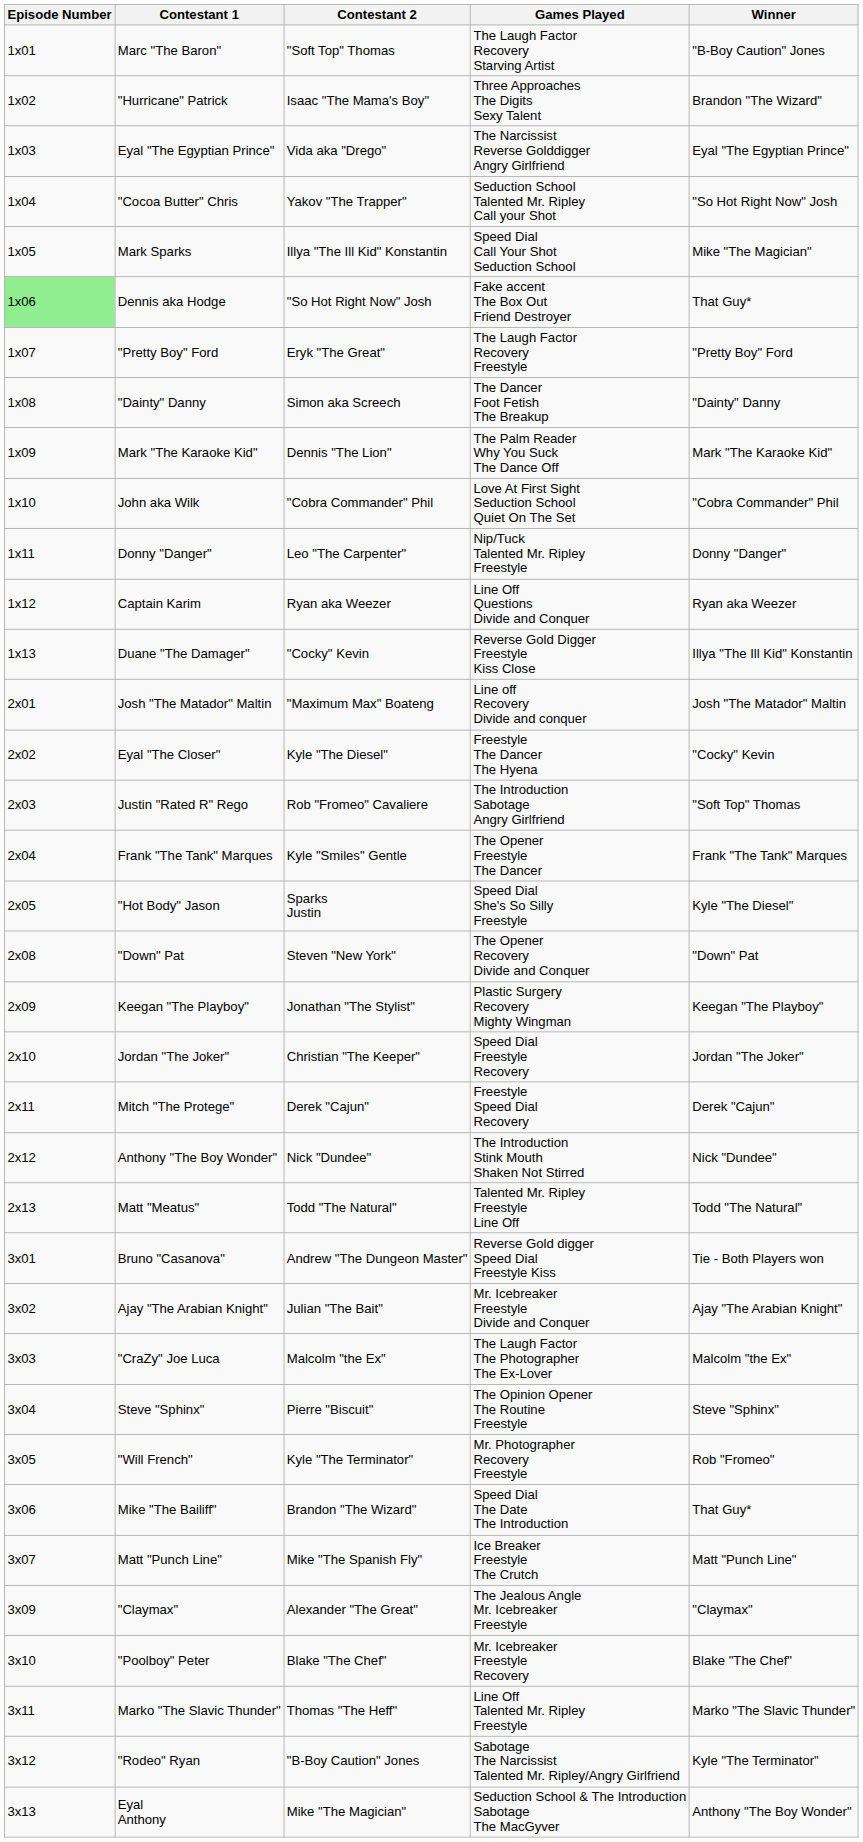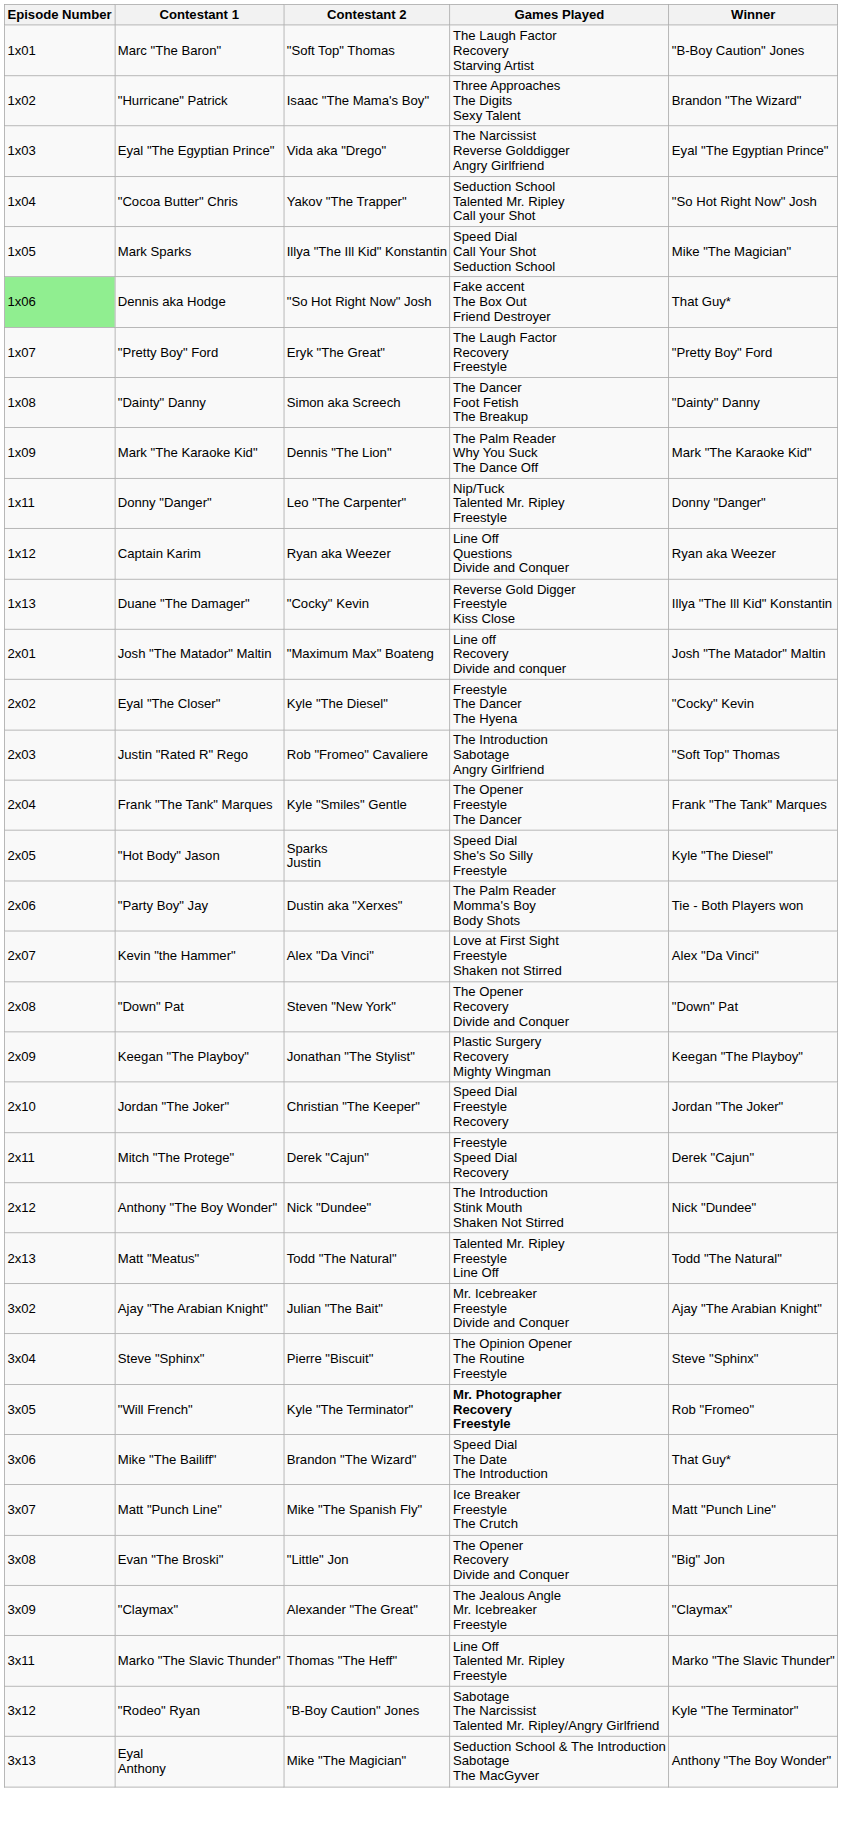- row: (159, 503)
+ row: (163, 906)
+ row: (177, 956)
- row: (171, 1258)
- row: (169, 1358)
(524, 1459) normal -> (507, 1409) bold
+ row: (171, 1560)
- row: (164, 1660)
